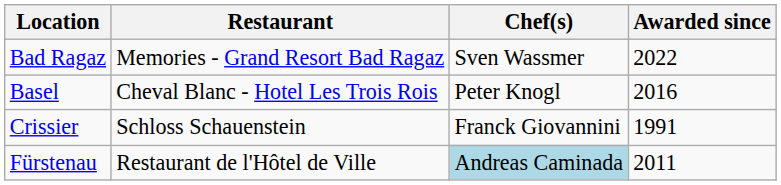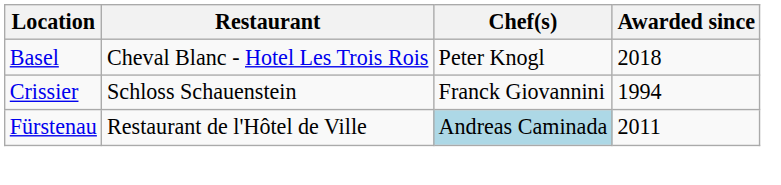- row: (58, 57)
(655, 92) 2016 -> (639, 57) 2018
(655, 127) 1991 -> (639, 92) 1994
